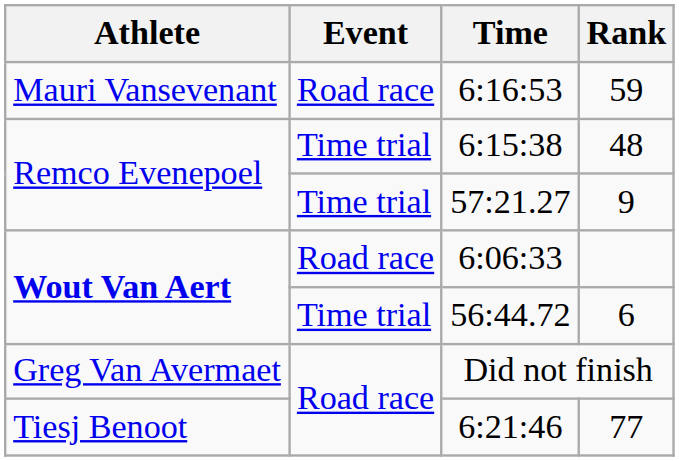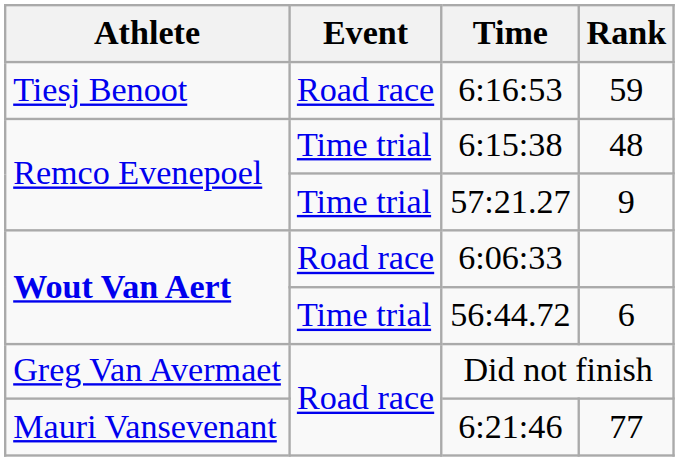(145, 89) Mauri Vansevenant -> (100, 89) Tiesj Benoot
(100, 427) Tiesj Benoot -> (145, 427) Mauri Vansevenant
